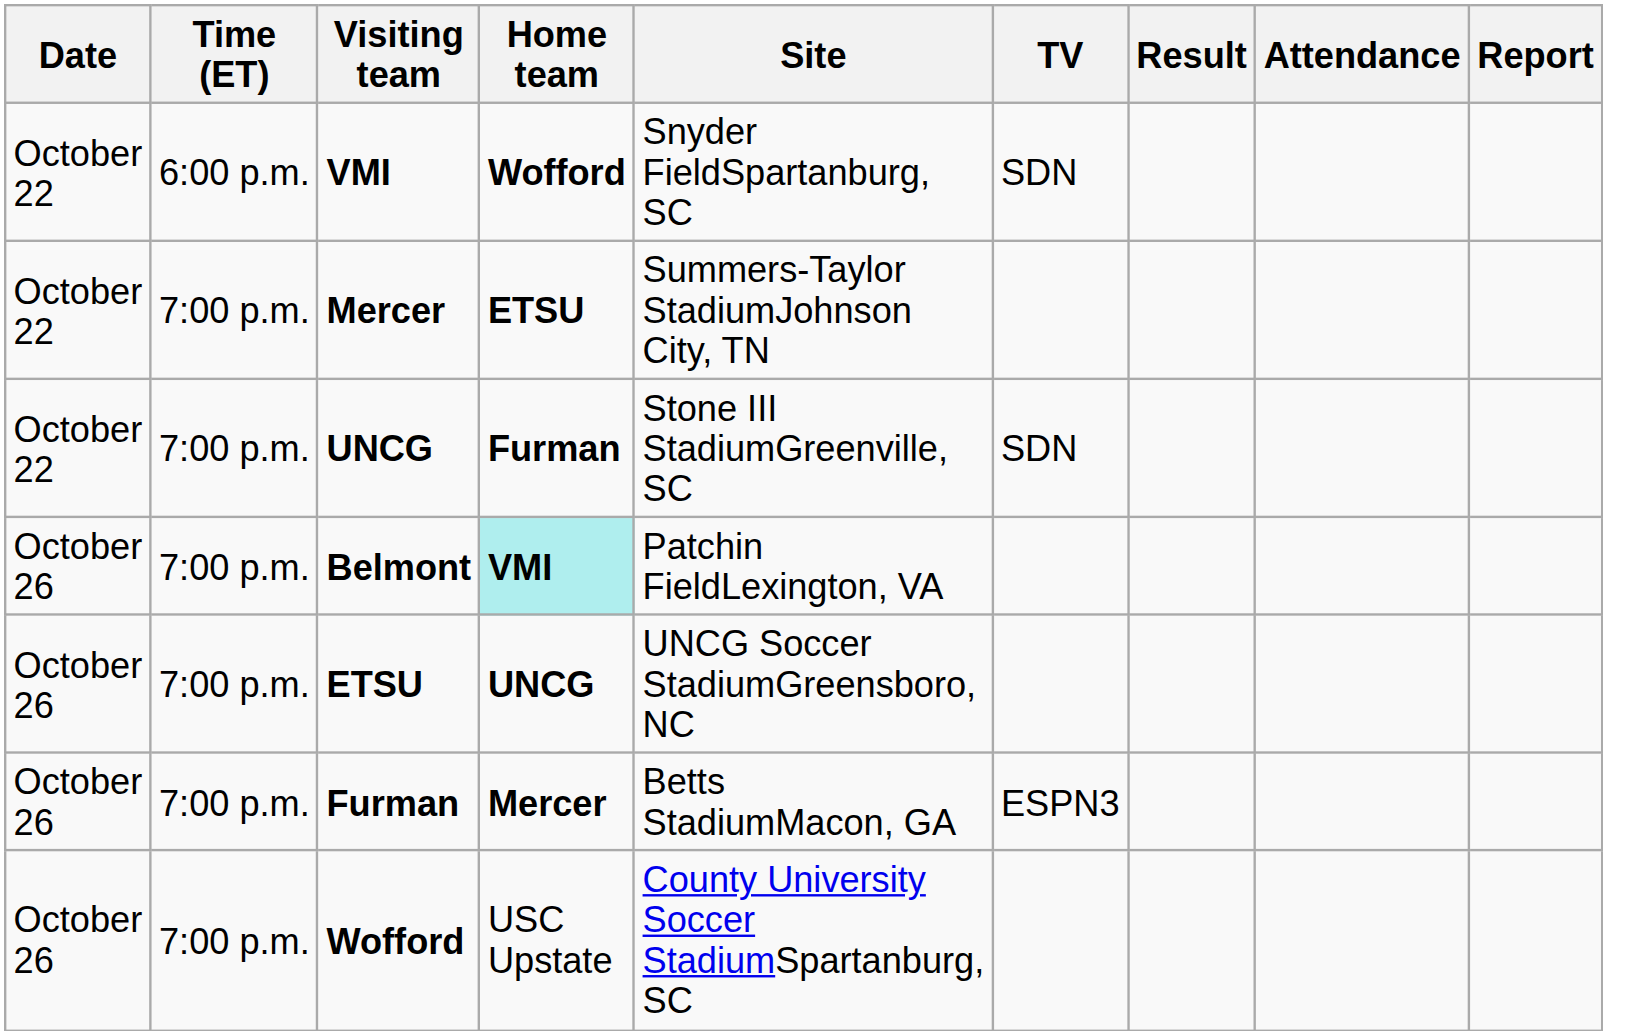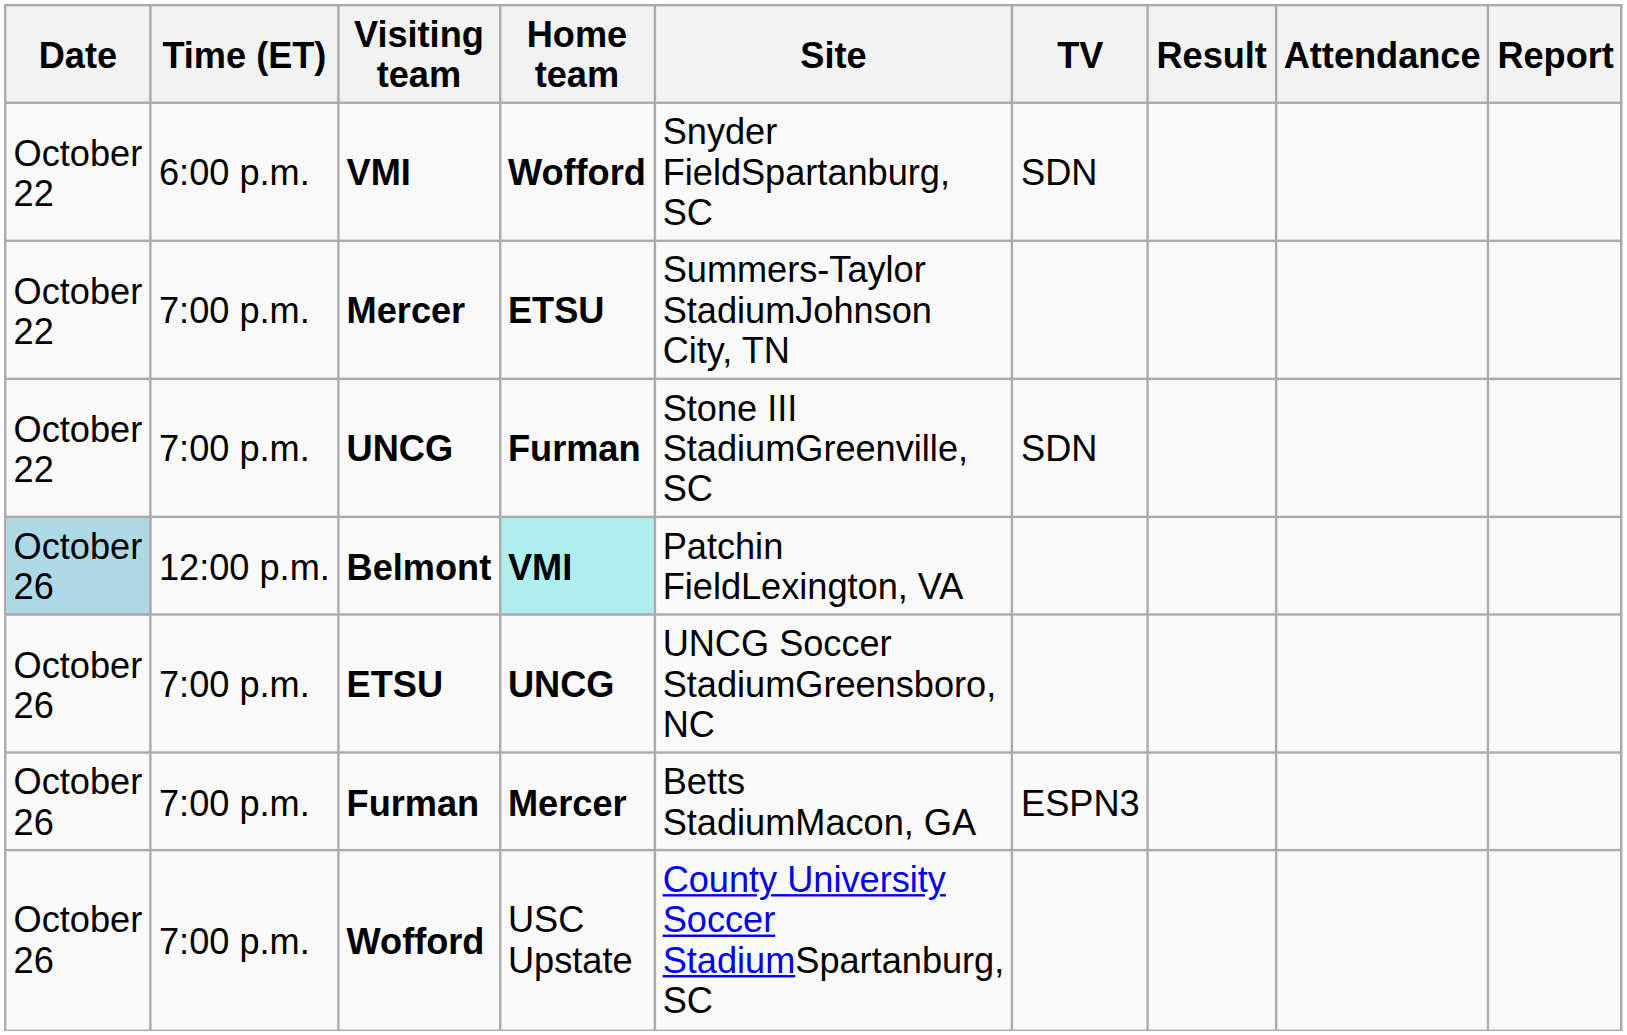(78, 567) no background -> (78, 567) lightblue background
(234, 567) 7:00 p.m. -> (244, 567) 12:00 p.m.
